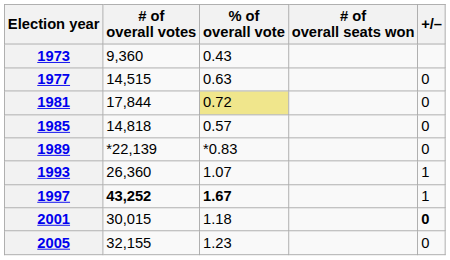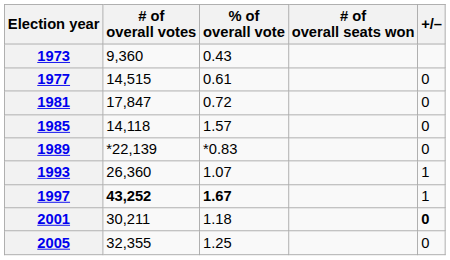(217, 79) 0.63 -> (217, 79) 0.61
(129, 102) 17,844 -> (129, 102) 17,847
(217, 102) khaki background -> (217, 102) no background
(129, 126) 14,818 -> (128, 126) 14,118
(217, 126) 0.57 -> (217, 126) 1.57
(129, 219) 30,015 -> (128, 219) 30,211
(129, 242) 32,155 -> (129, 242) 32,355
(217, 242) 1.23 -> (217, 242) 1.25
